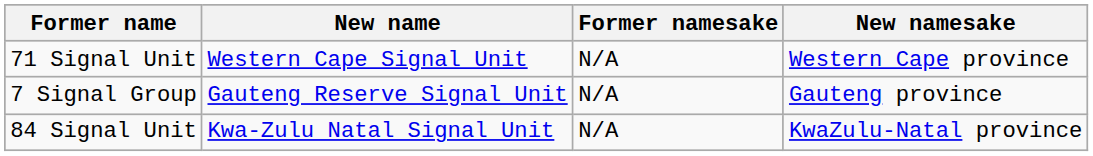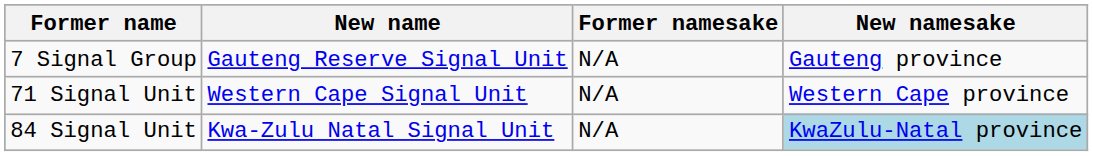rows swapped: (104, 59) <-> (104, 95)
(936, 132) no background -> (936, 132) lightblue background
